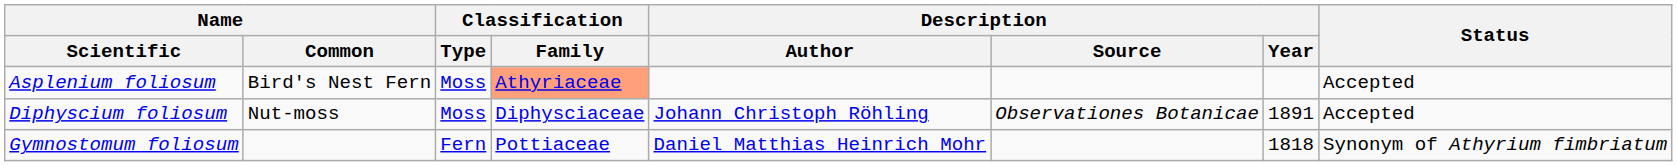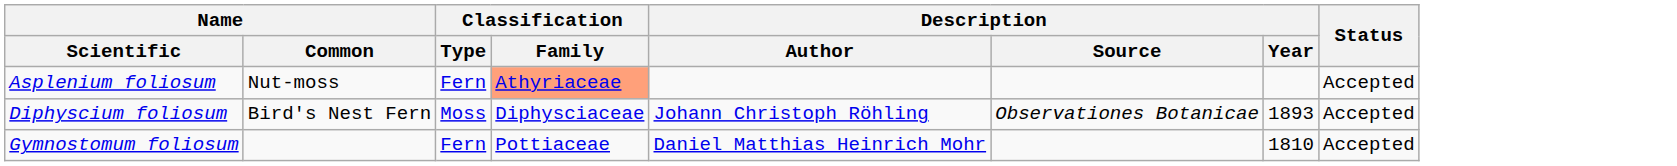(339, 83) Bird's Nest Fern -> (294, 83) Nut-moss
(463, 83) Moss -> (463, 83) Fern
(294, 114) Nut-moss -> (339, 114) Bird's Nest Fern
(1291, 114) 1891 -> (1291, 114) 1893
(1291, 145) 1818 -> (1291, 145) 1810
(1495, 145) Synonym of Athyrium fimbriatum -> (1369, 145) Accepted
